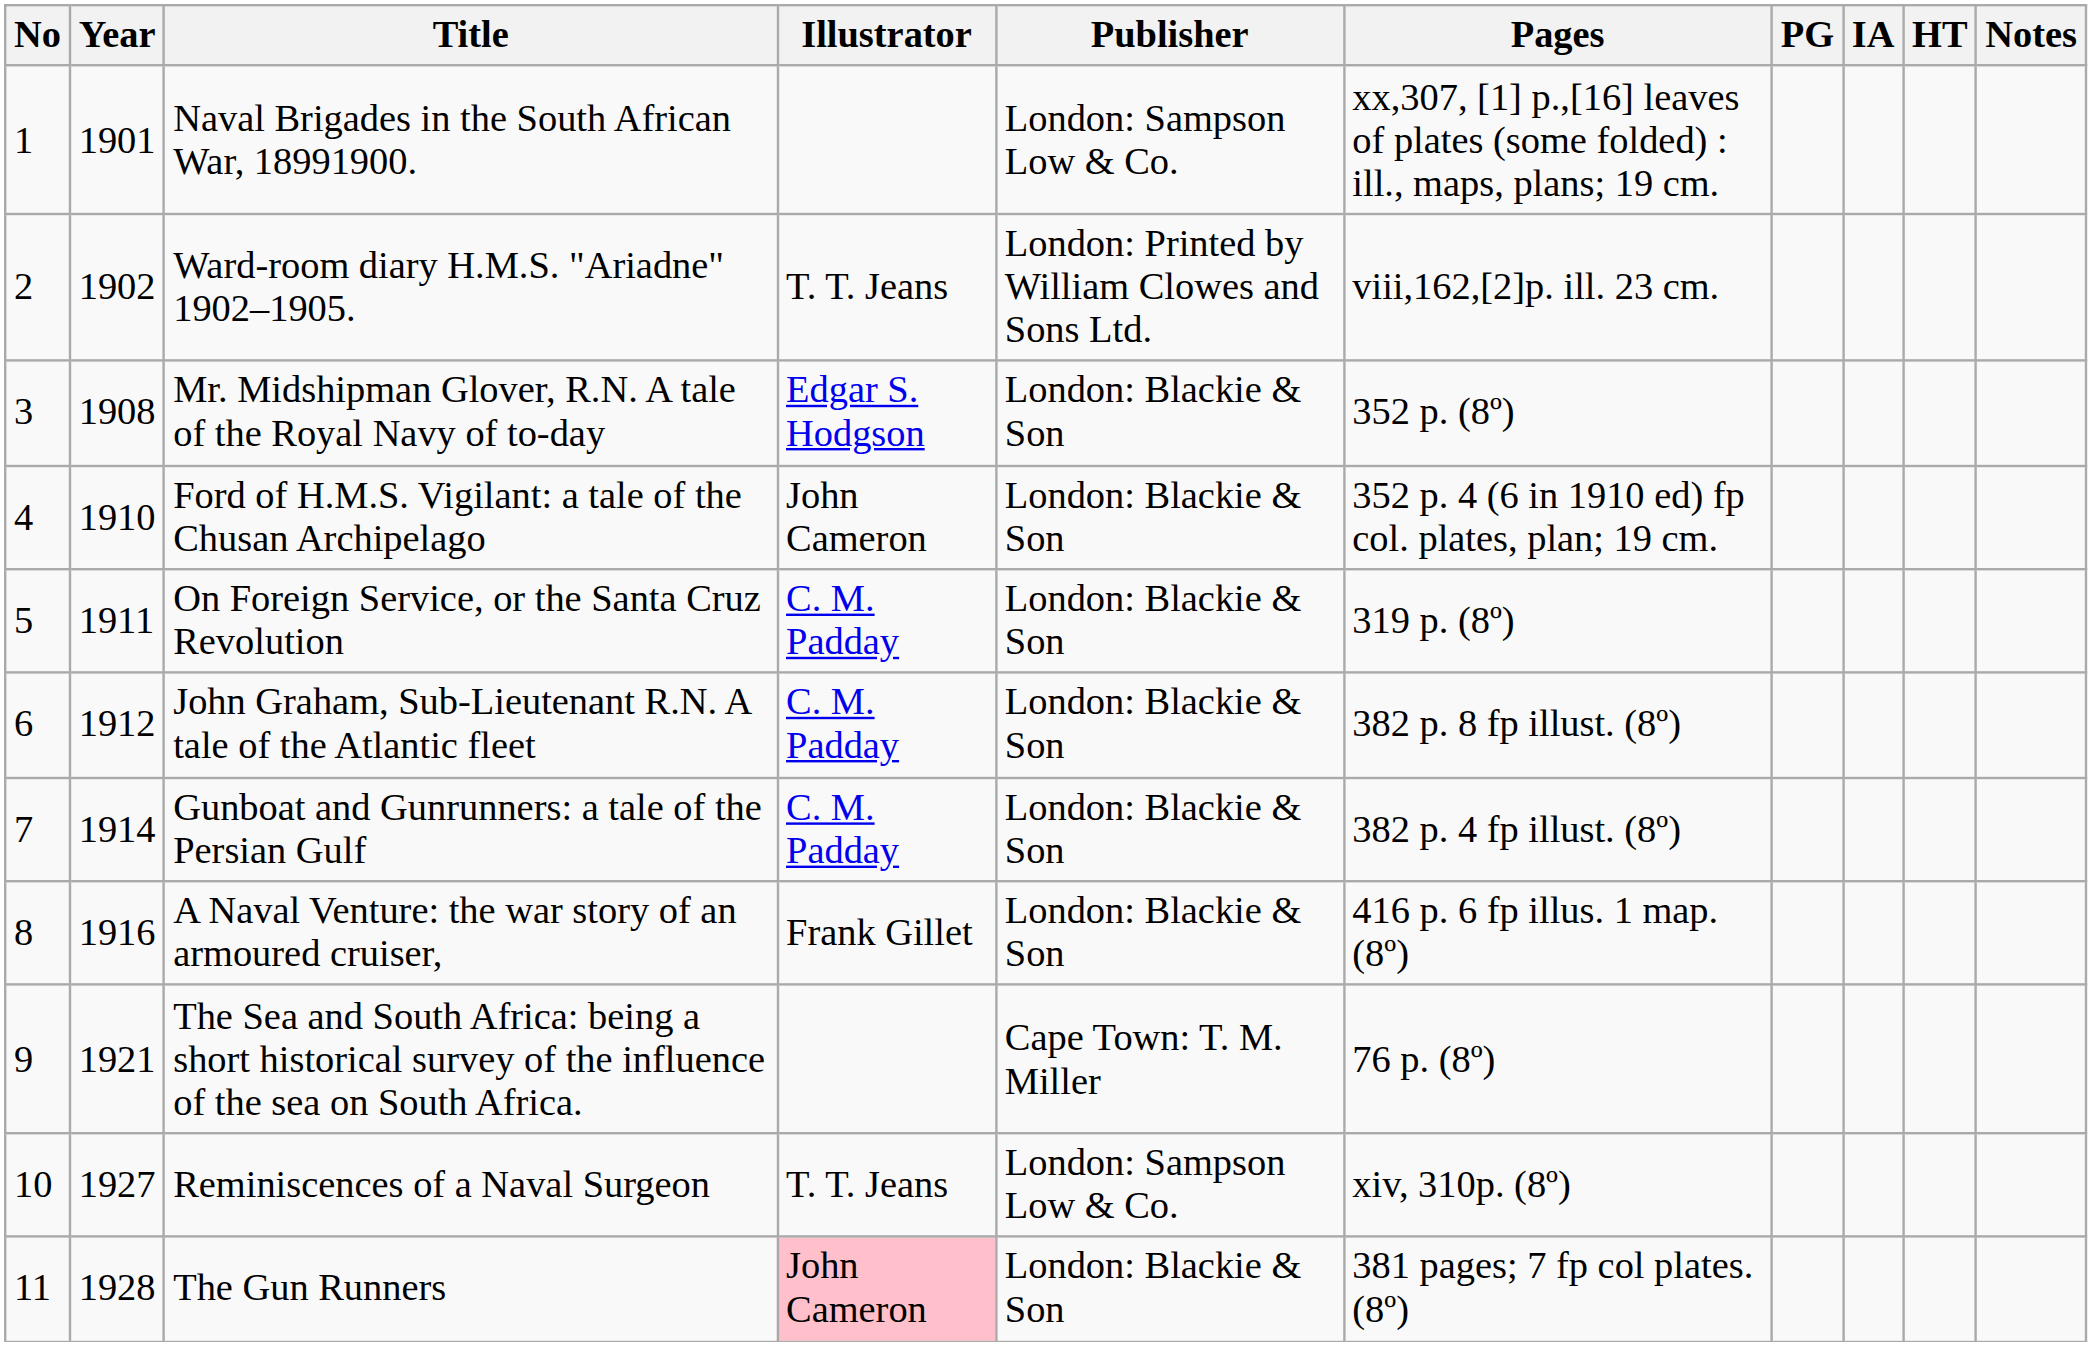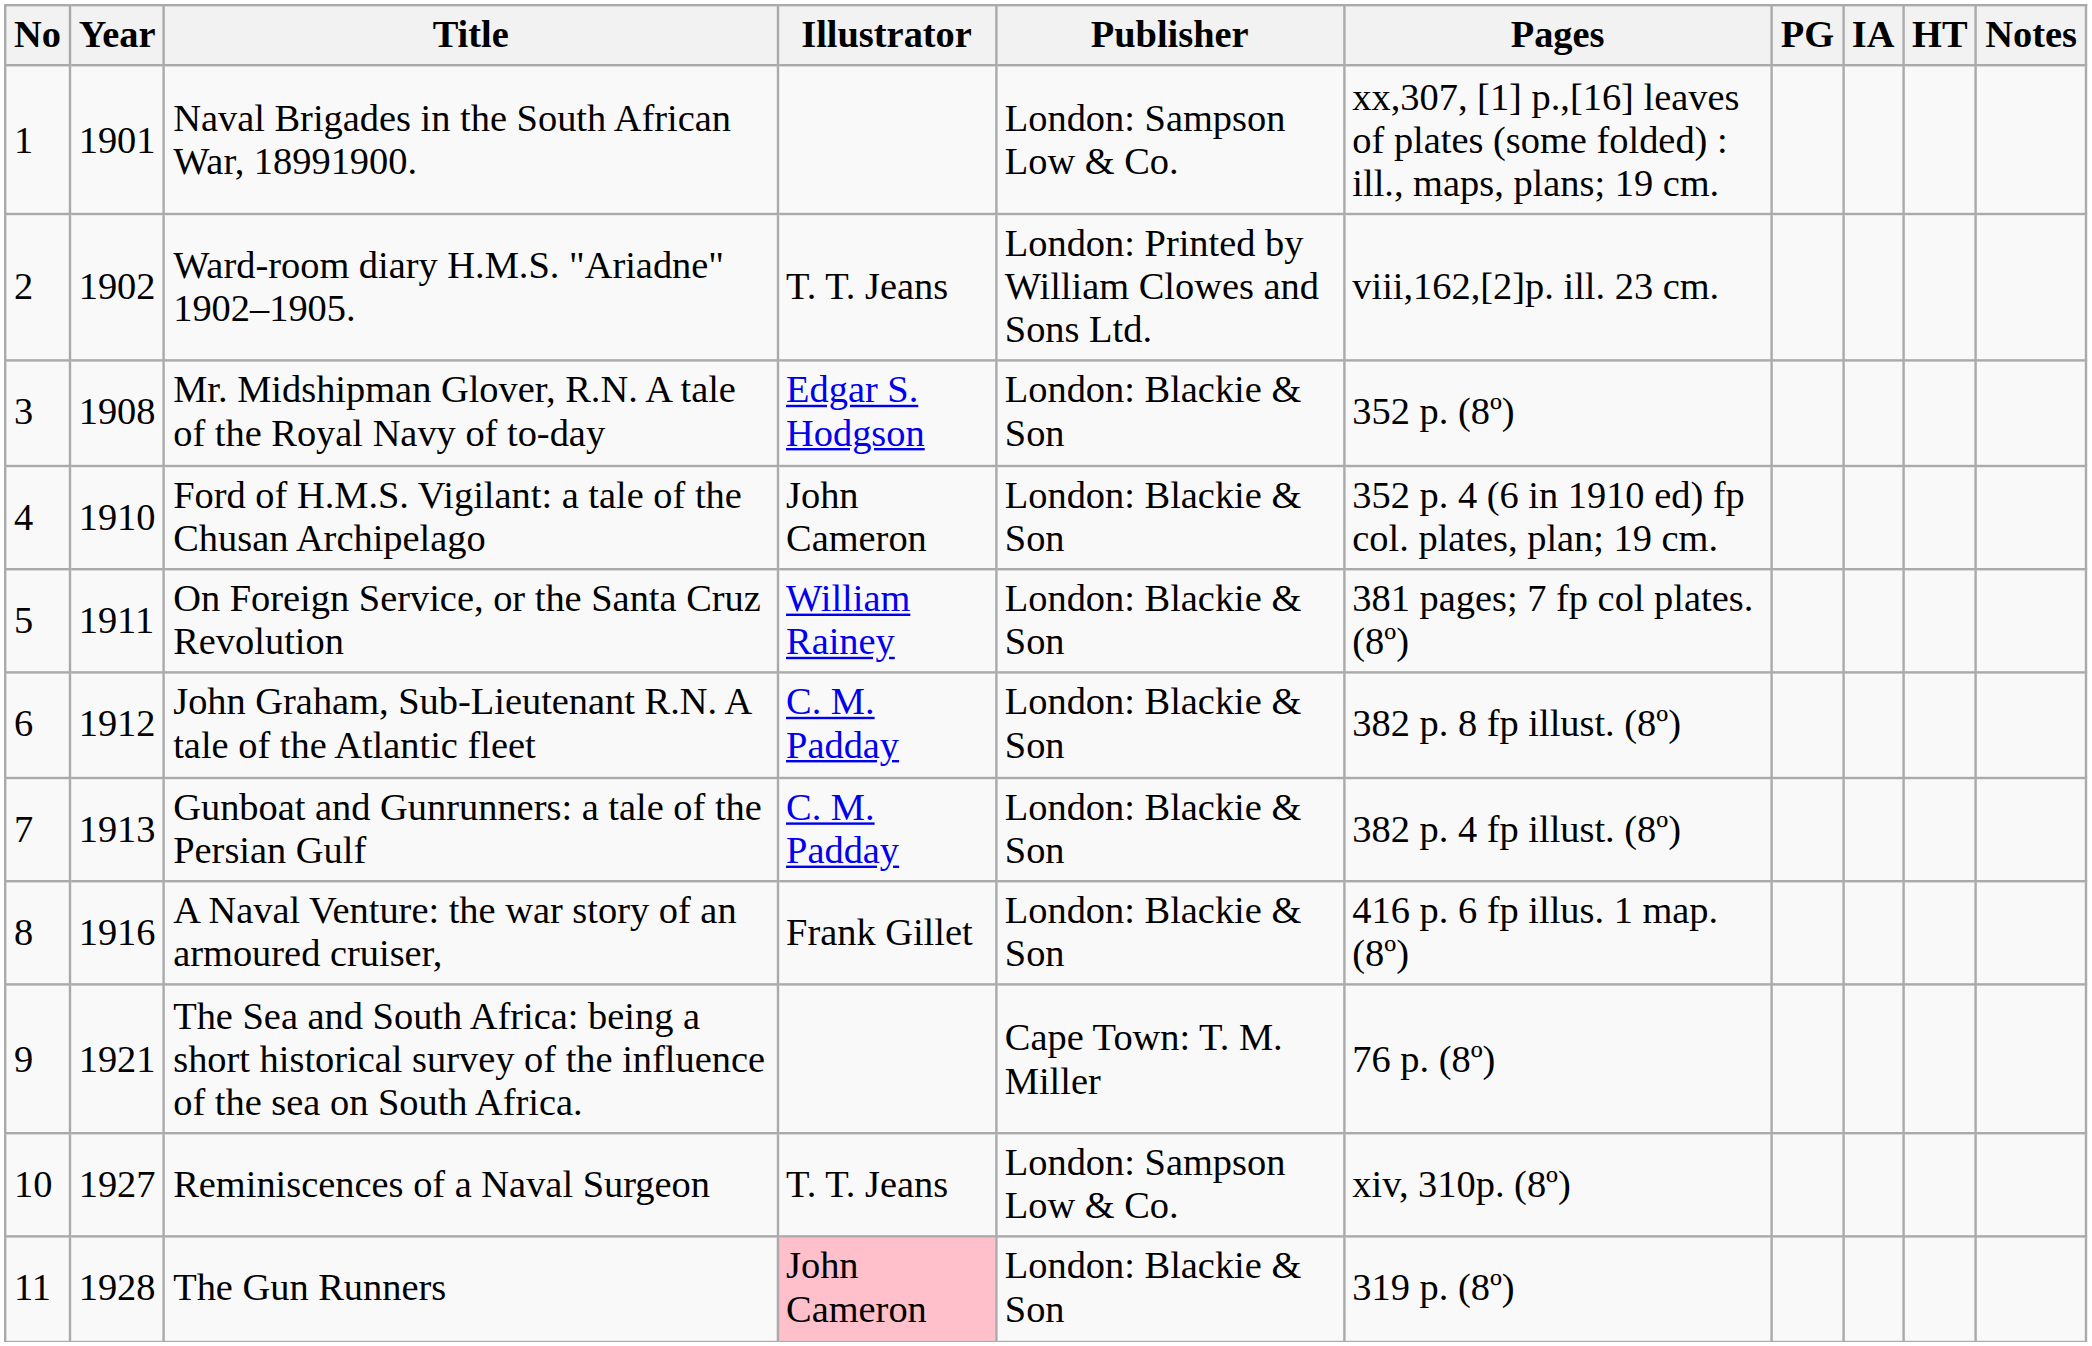(843, 620) C. M. Padday -> (848, 620) William Rainey
(1433, 620) 319 p. (8º) -> (1553, 620) 381 pages; 7 fp col plates. (8º)
(117, 828) 1914 -> (117, 828) 1913
(1553, 1288) 381 pages; 7 fp col plates. (8º) -> (1433, 1288) 319 p. (8º)
